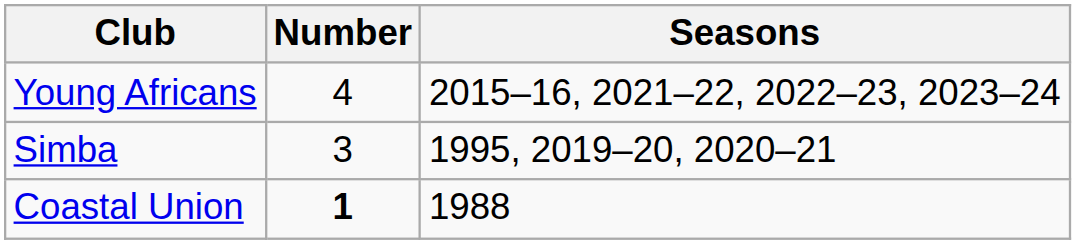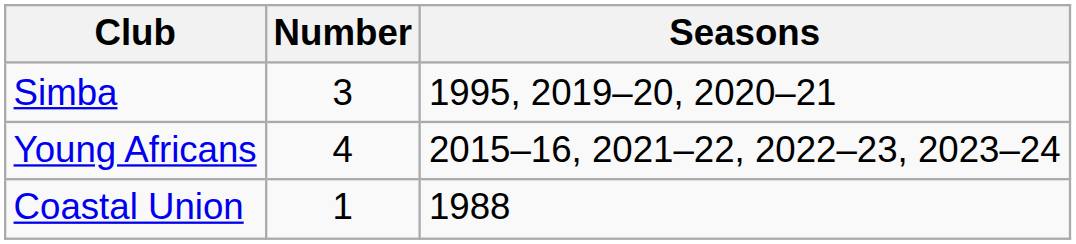rows swapped: (135, 91) <-> (66, 149)
(343, 207) bold -> (343, 207) normal
